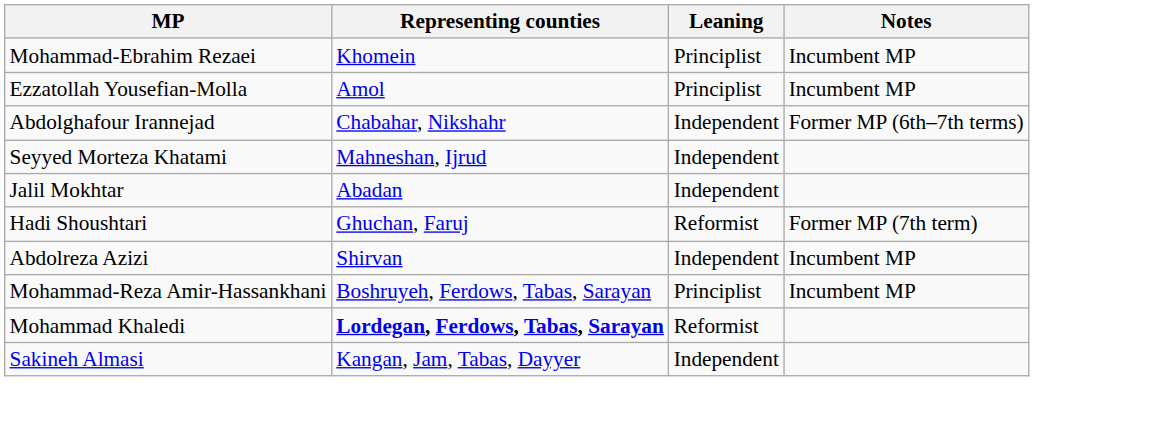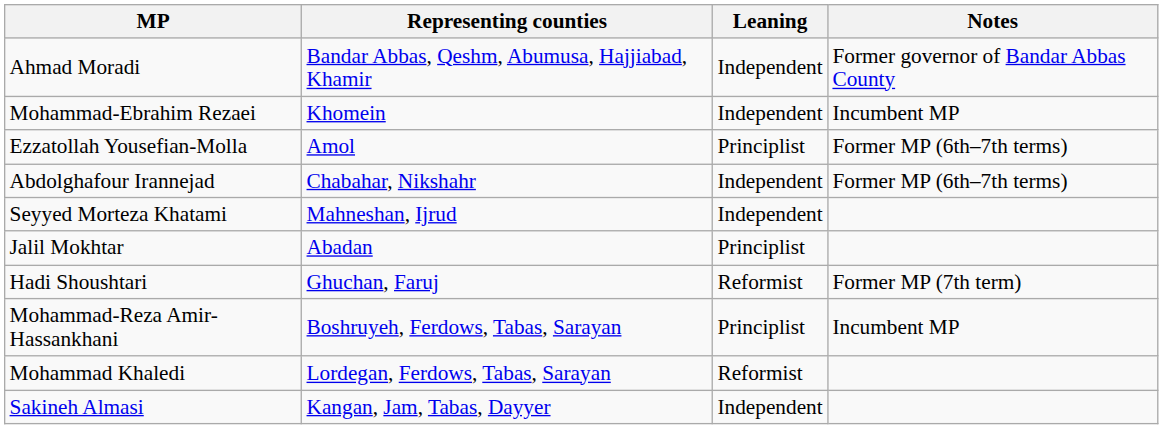+ row: (75, 67)
(717, 55) Principlist -> (770, 112) Independent
(852, 88) Incumbent MP -> (950, 146) Former MP (6th–7th terms)
(726, 190) Independent -> (761, 247) Principlist
- row: (79, 257)
(500, 325) bold -> (459, 372) normal
